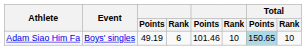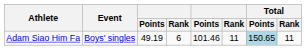(234, 39) 10 -> (234, 39) 11
(289, 39) 10 -> (289, 39) 11
